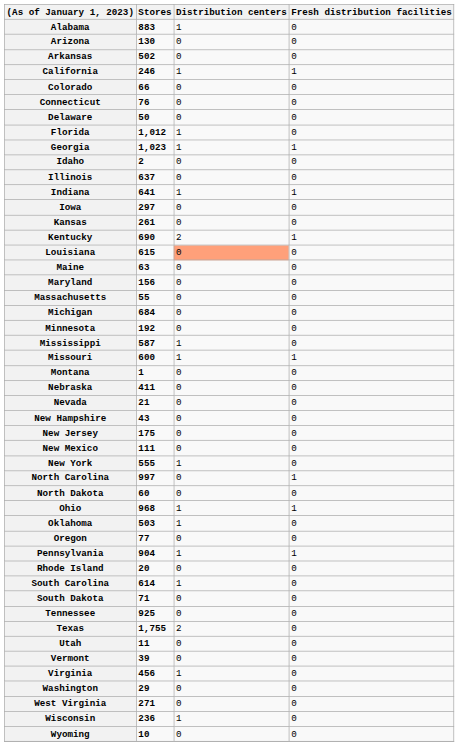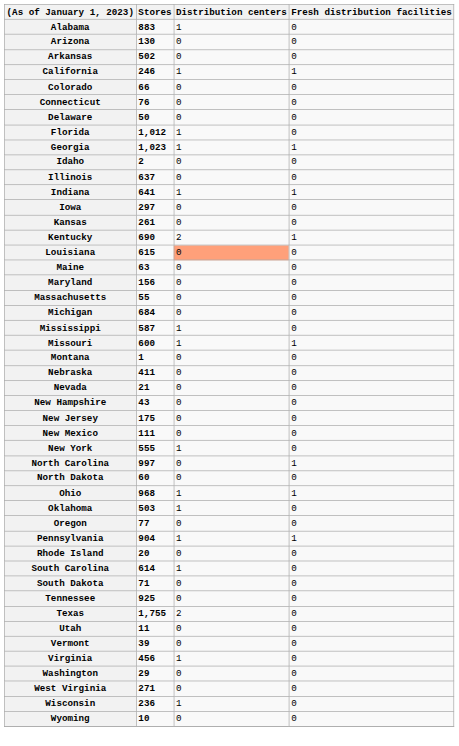- row: (70, 328)
